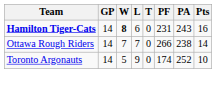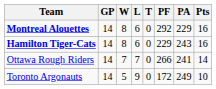+ row: (48, 28)
(124, 28) bold -> (124, 44) normal
(164, 28) 231 -> (164, 44) 229
(184, 44) 238 -> (184, 60) 241
(164, 60) 174 -> (164, 76) 172
(184, 60) 252 -> (184, 76) 249
